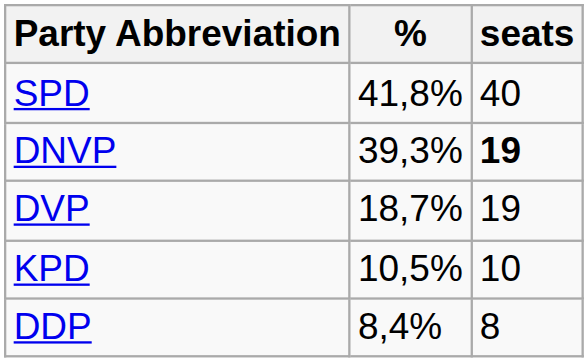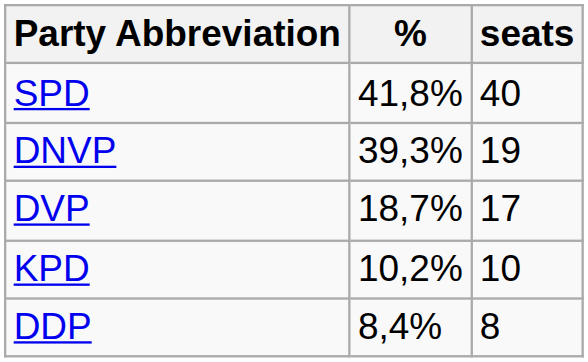(500, 151) bold -> (500, 151) normal
(500, 209) 19 -> (500, 209) 17
(410, 268) 10,5% -> (410, 268) 10,2%
